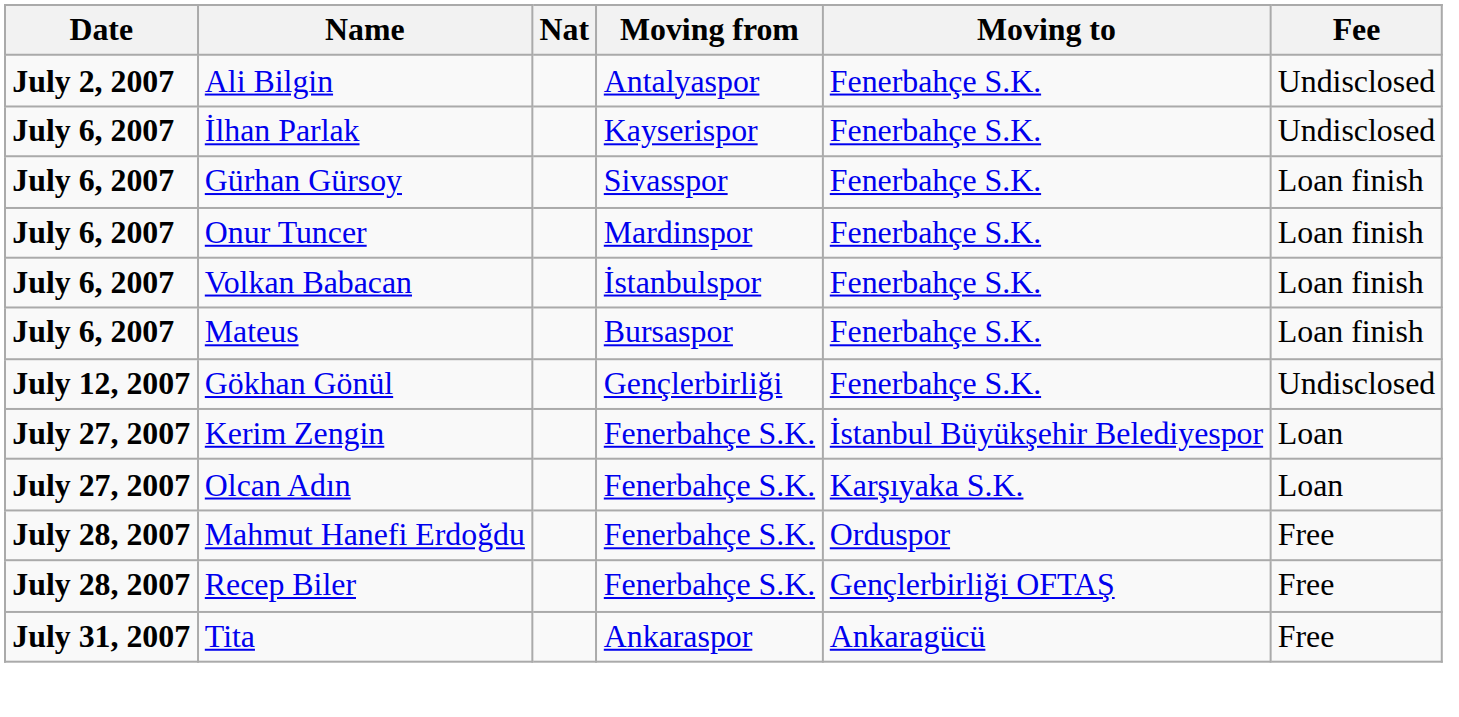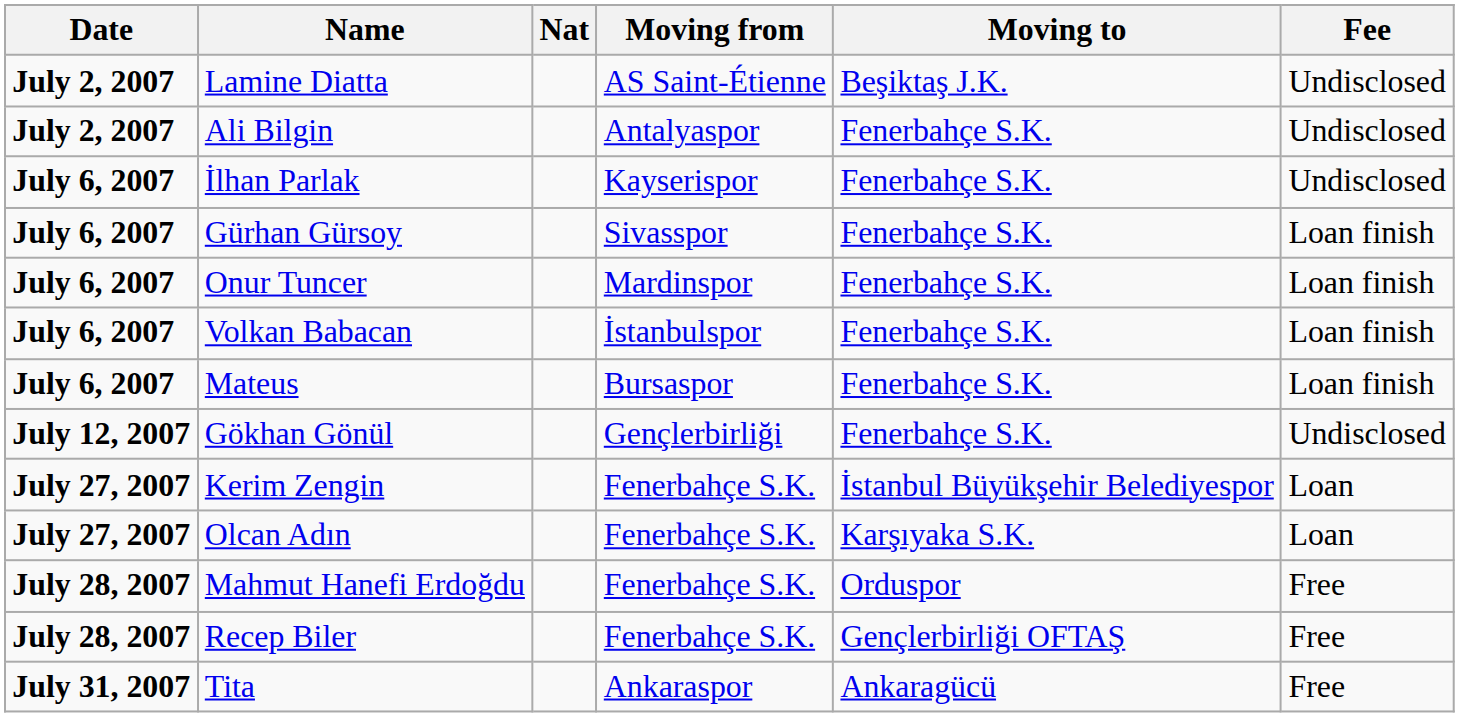+ row: (296, 80)
